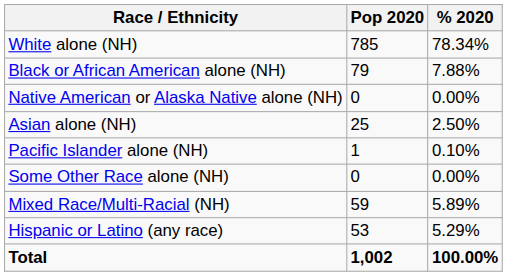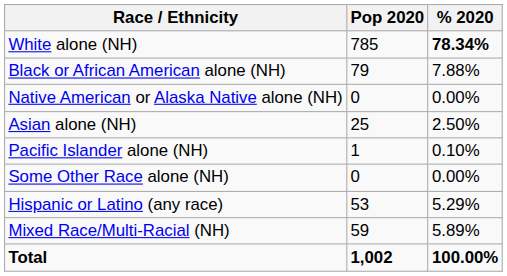(460, 44) normal -> (460, 44) bold
rows swapped: (119, 204) <-> (116, 230)
